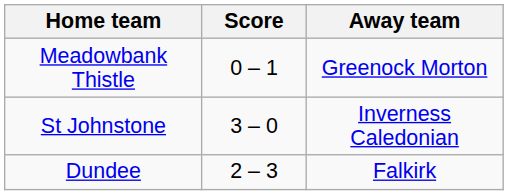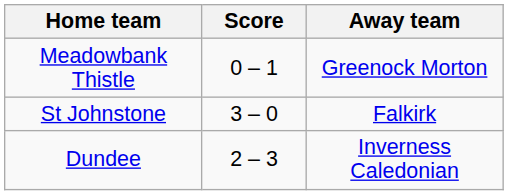(405, 125) Inverness Caledonian -> (405, 113) Falkirk
(405, 171) Falkirk -> (405, 159) Inverness Caledonian
